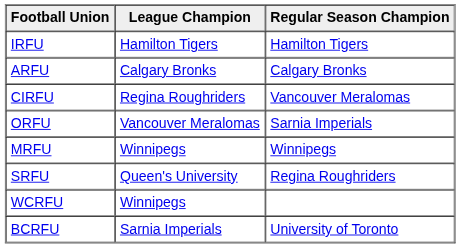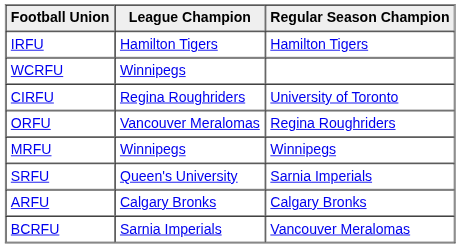rows swapped: (37, 202) <-> (30, 70)
(340, 97) Vancouver Meralomas -> (334, 97) University of Toronto
(321, 123) Sarnia Imperials -> (333, 123) Regina Roughriders
(333, 176) Regina Roughriders -> (321, 176) Sarnia Imperials
(334, 229) University of Toronto -> (340, 229) Vancouver Meralomas
